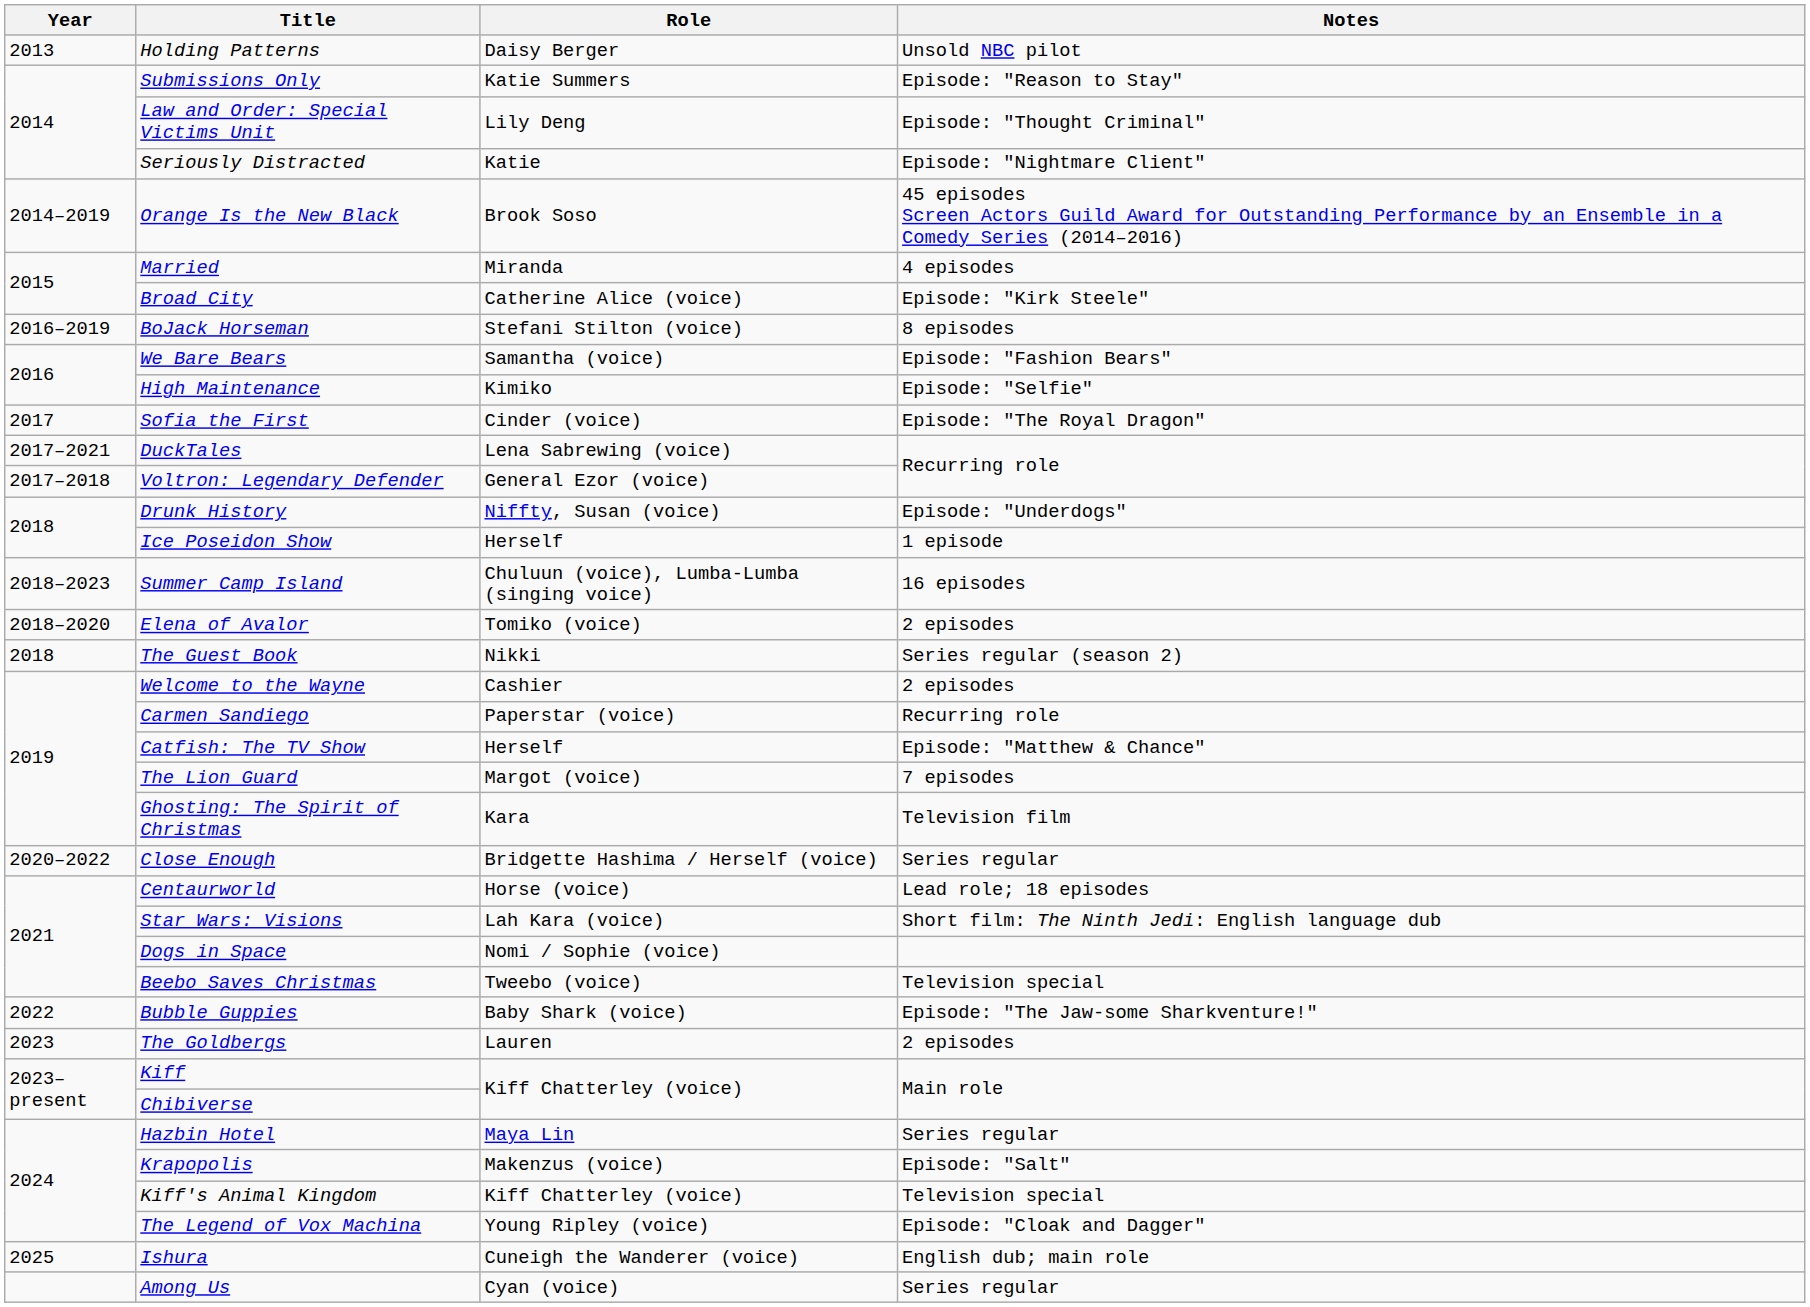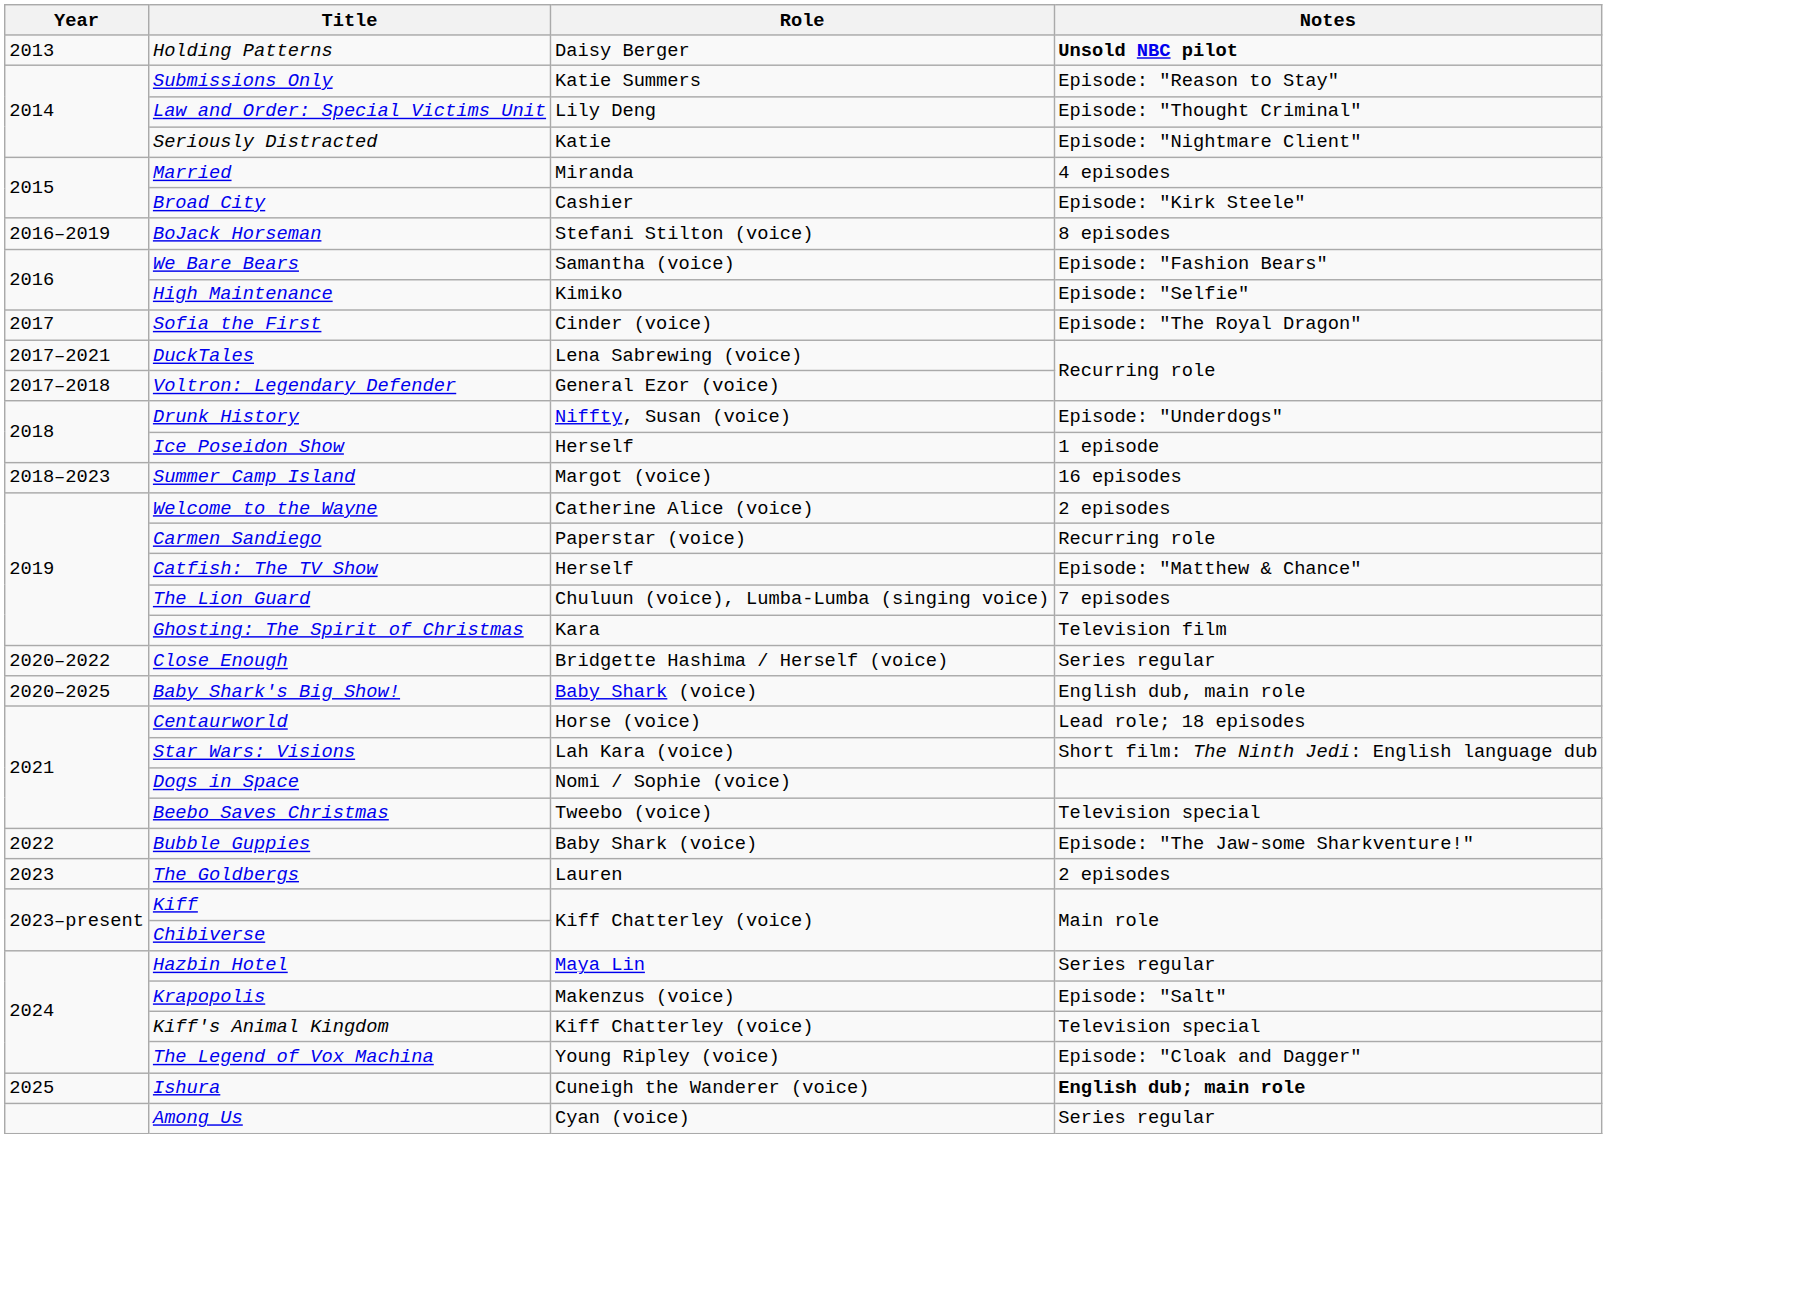(992, 50) normal -> (1148, 50) bold
- row: (270, 216)
(614, 298) Catherine Alice (voice) -> (594, 203) Cashier
(642, 584) Chuluun (voice), Lumba-Lumba (singing voice) -> (634, 478) Margot (voice)
- row: (225, 625)
- row: (219, 656)
(524, 686) Cashier -> (684, 508) Catherine Alice (voice)
(563, 778) Margot (voice) -> (802, 600) Chuluun (voice), Lumba-Lumba (singing voice)
+ row: (276, 691)
(1026, 1257) normal -> (1182, 1088) bold
